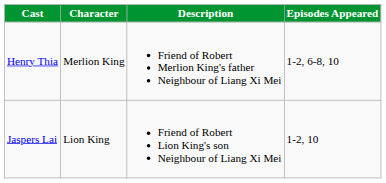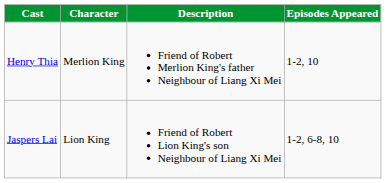(313, 61) 1-2, 6-8, 10 -> (302, 61) 1-2, 10
(302, 139) 1-2, 10 -> (313, 139) 1-2, 6-8, 10
